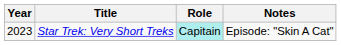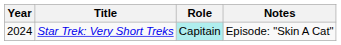(20, 31) 2023 -> (20, 31) 2024
